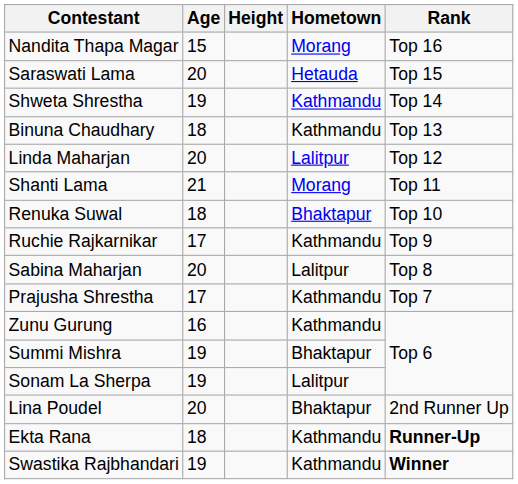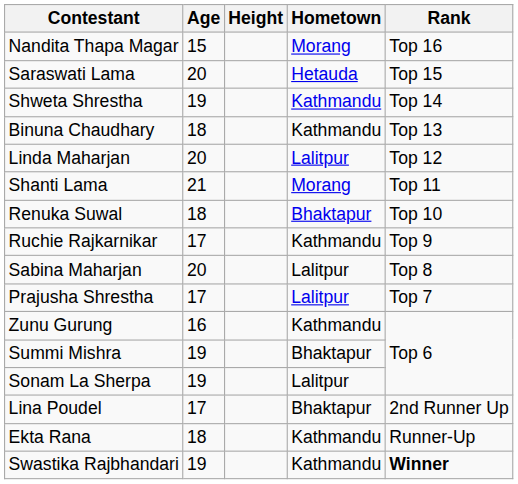(336, 297) Kathmandu -> (320, 297) Lalitpur
(197, 409) 20 -> (197, 409) 17
(435, 437) bold -> (432, 437) normal
